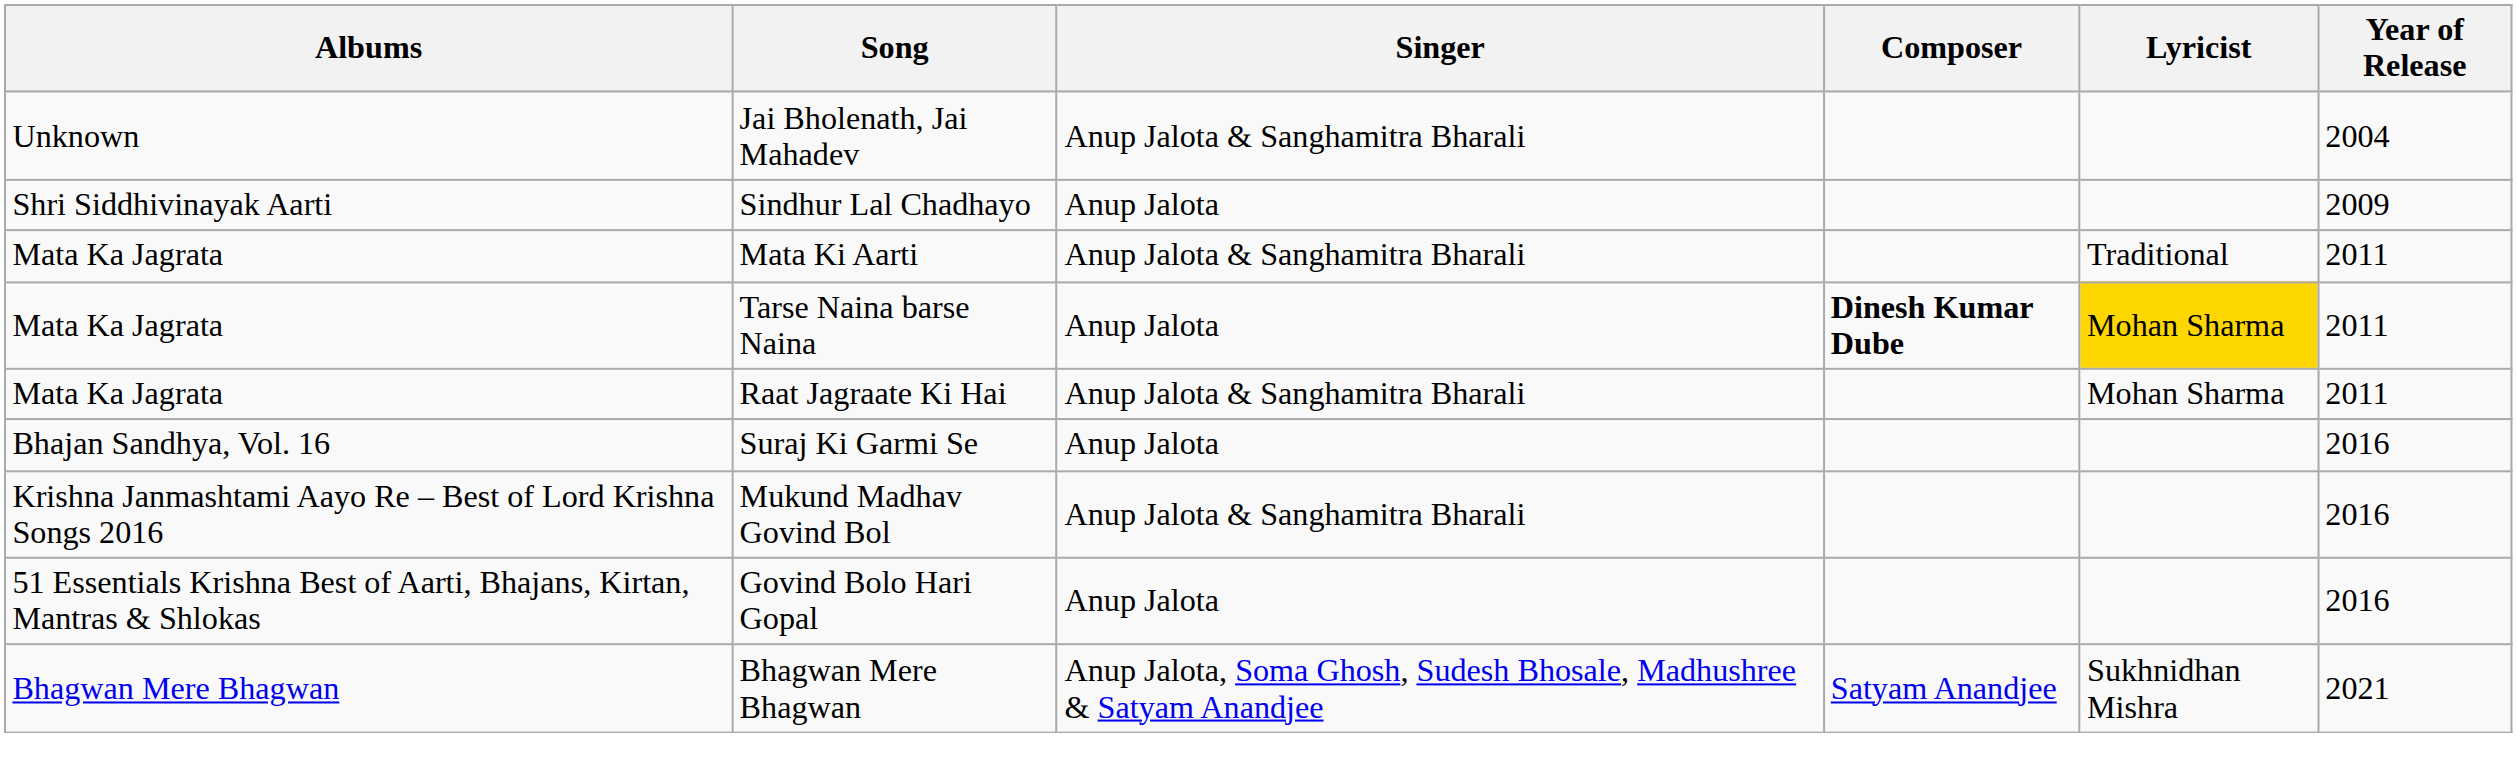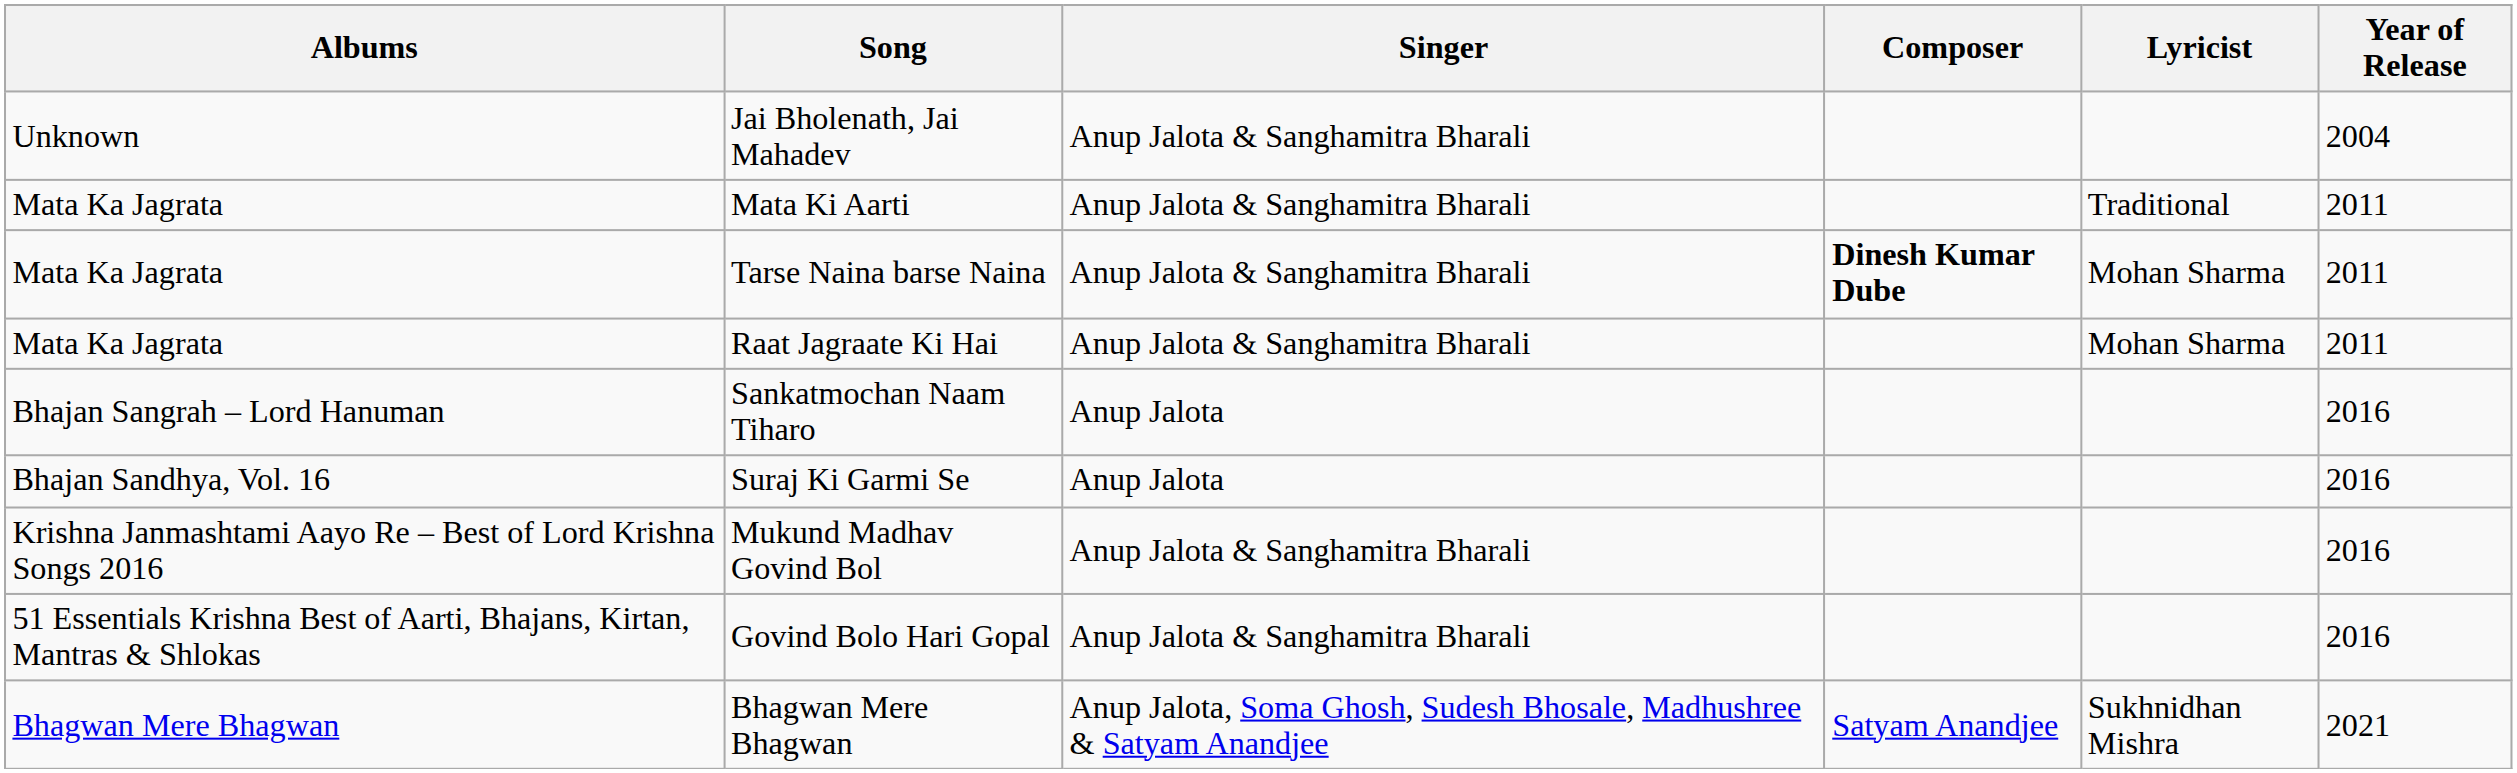- row: (885, 204)
(1142, 324) Anup Jalota -> (1300, 273) Anup Jalota & Sanghamitra Bharali
(2186, 324) gold background -> (2187, 273) no background
+ row: (868, 411)
(1142, 600) Anup Jalota -> (1300, 637) Anup Jalota & Sanghamitra Bharali
